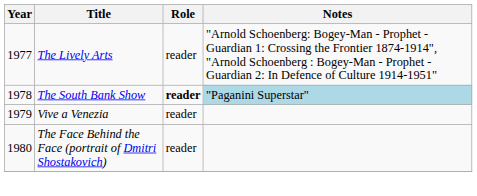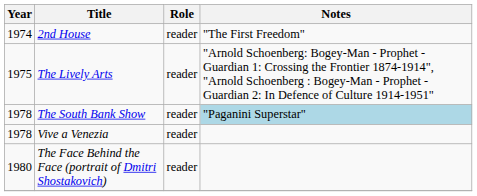+ row: (64, 33)
(20, 54) 1977 -> (20, 74) 1975
(183, 94) bold -> (182, 114) normal
(20, 114) 1979 -> (20, 134) 1978
